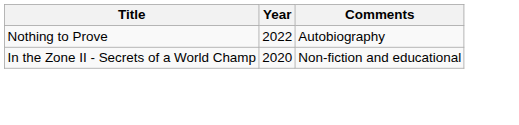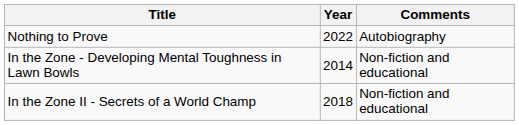+ row: (144, 65)
(277, 57) 2020 -> (338, 101) 2018
